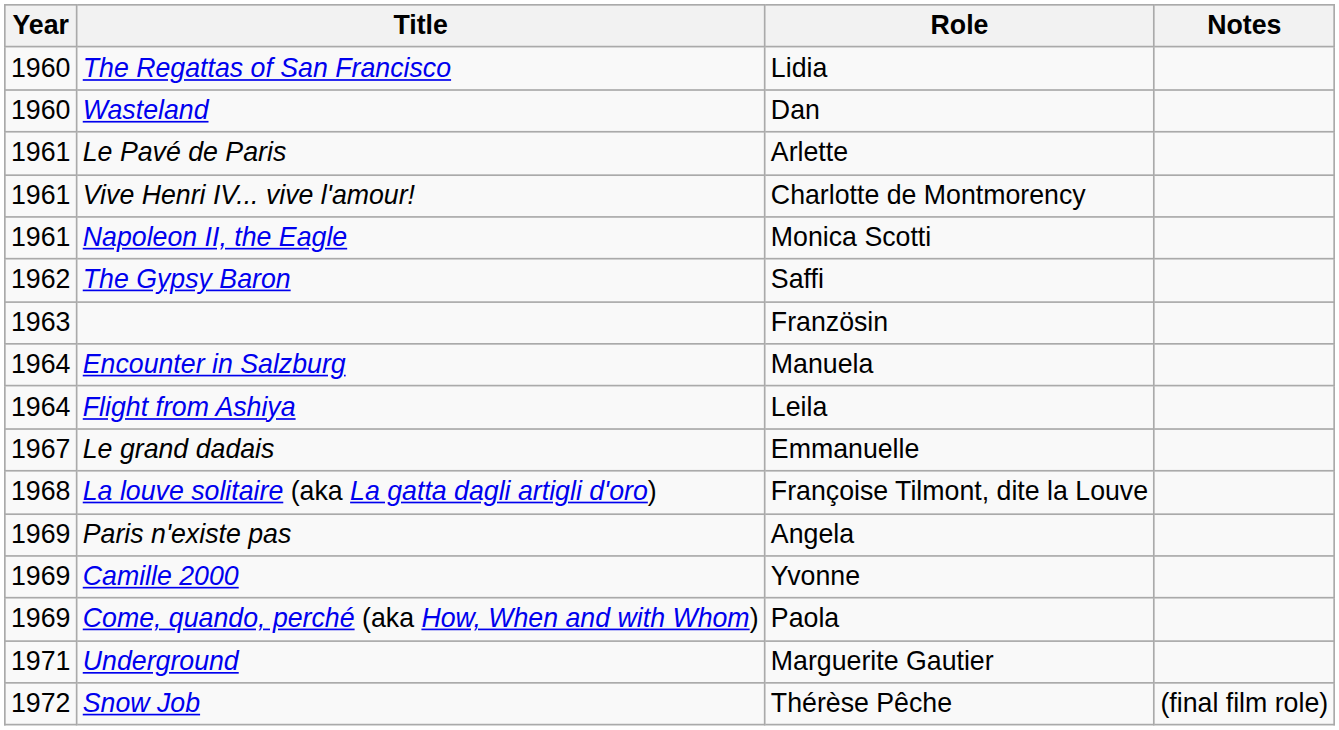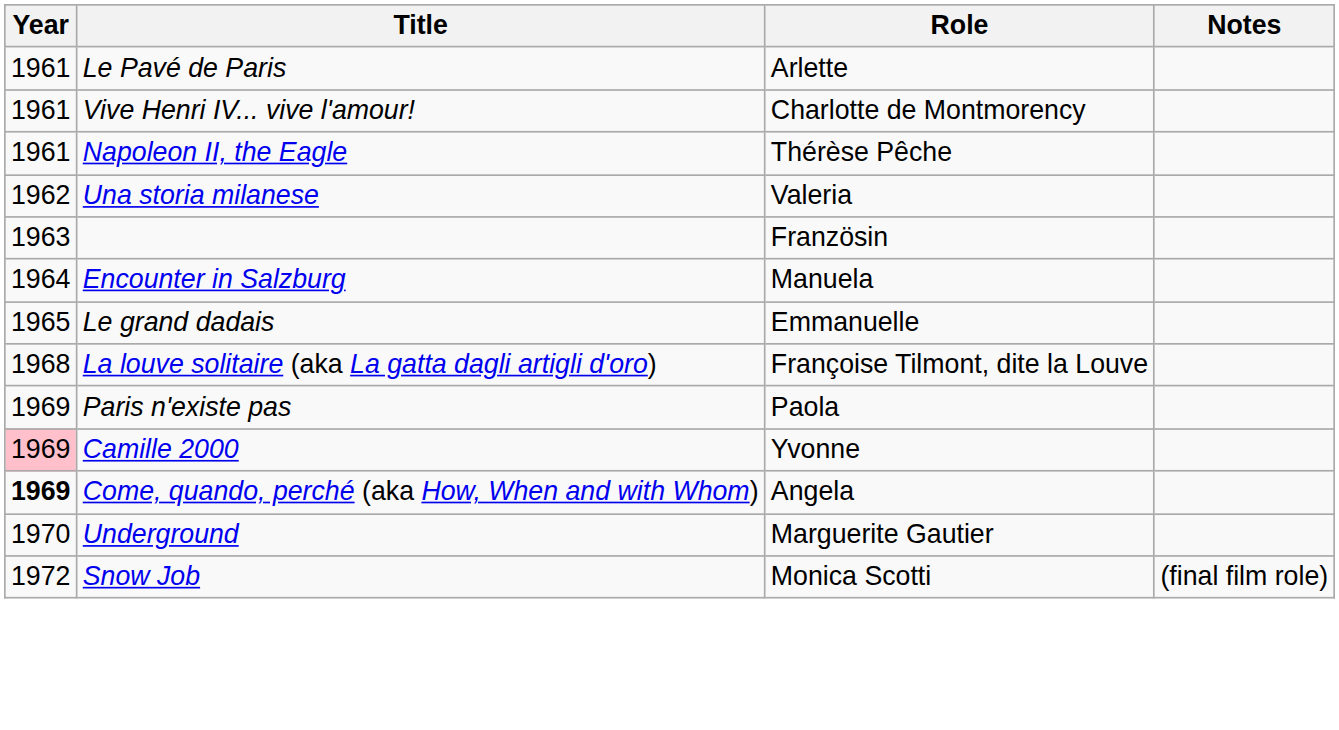- row: (267, 68)
- row: (146, 110)
(851, 237) Monica Scotti -> (861, 152) Thérèse Pêche
+ row: (201, 195)
- row: (187, 279)
- row: (189, 407)
(41, 449) 1967 -> (41, 322) 1965
(812, 534) Angela -> (805, 407) Paola
(41, 576) no background -> (41, 449) pink background
(41, 618) normal -> (41, 491) bold
(805, 618) Paola -> (812, 491) Angela
(41, 661) 1971 -> (41, 534) 1970
(861, 703) Thérèse Pêche -> (851, 576) Monica Scotti
